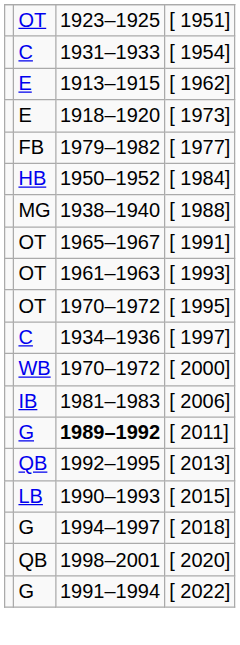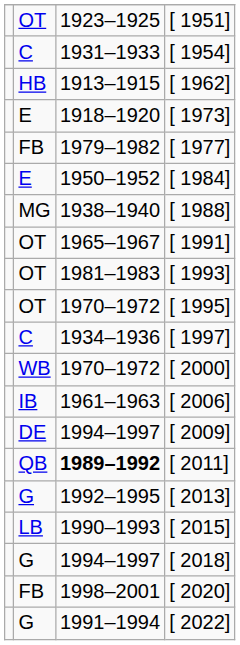(25, 83) E -> (32, 83) HB
(32, 178) HB -> (25, 178) E
(110, 274) 1961–1963 -> (110, 274) 1981–1983
(110, 400) 1981–1983 -> (110, 400) 1961–1963
+ row: (200, 432)
(26, 432) G -> (33, 464) QB
(33, 464) QB -> (26, 496) G
(33, 559) QB -> (31, 591) FB
